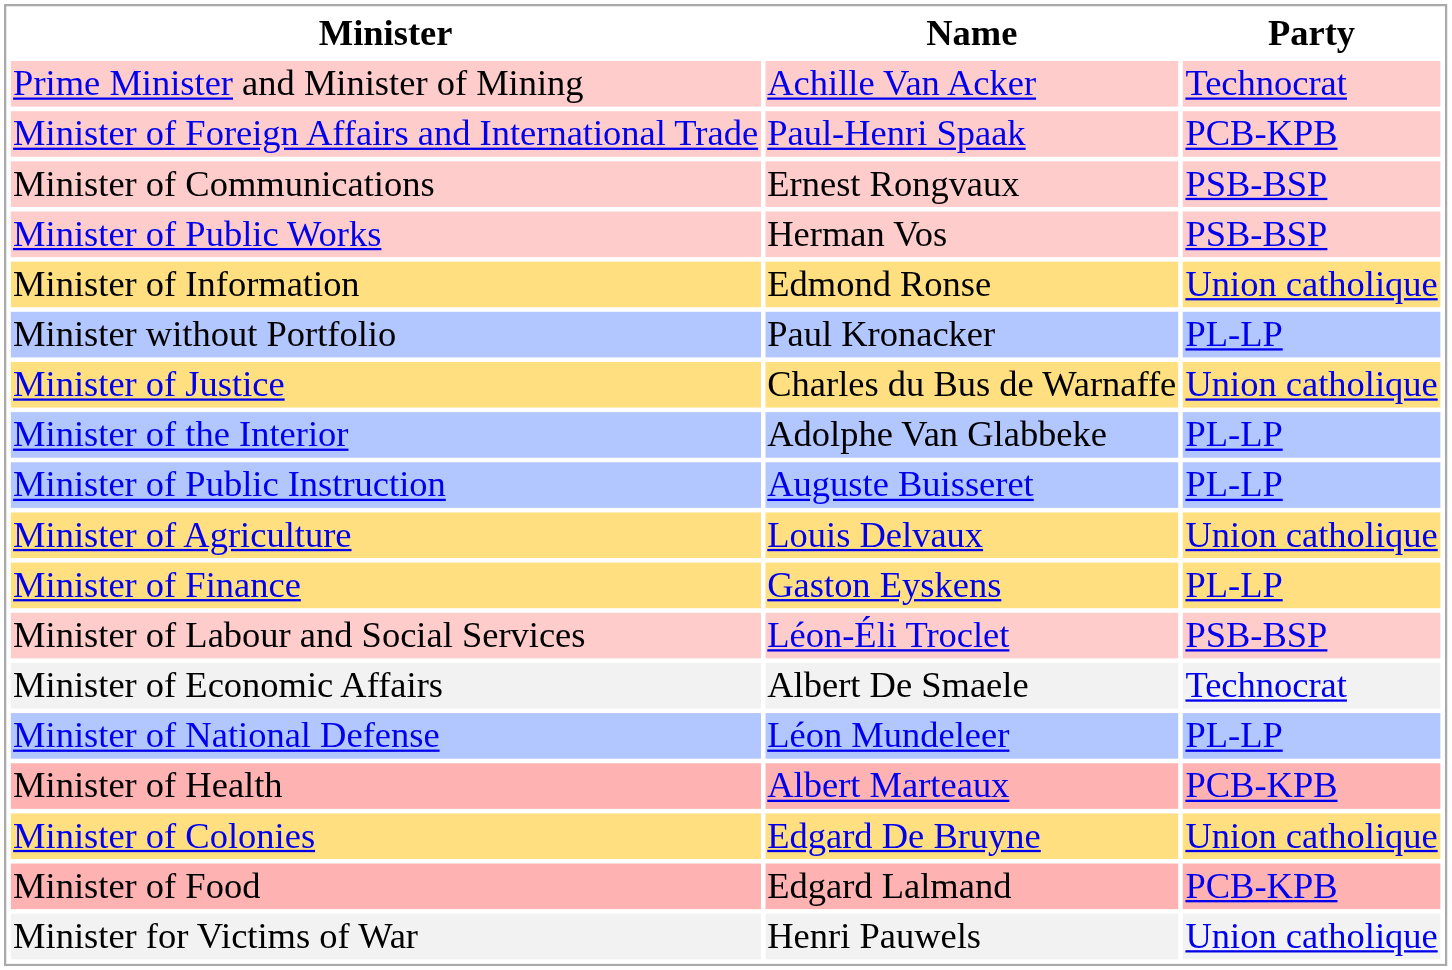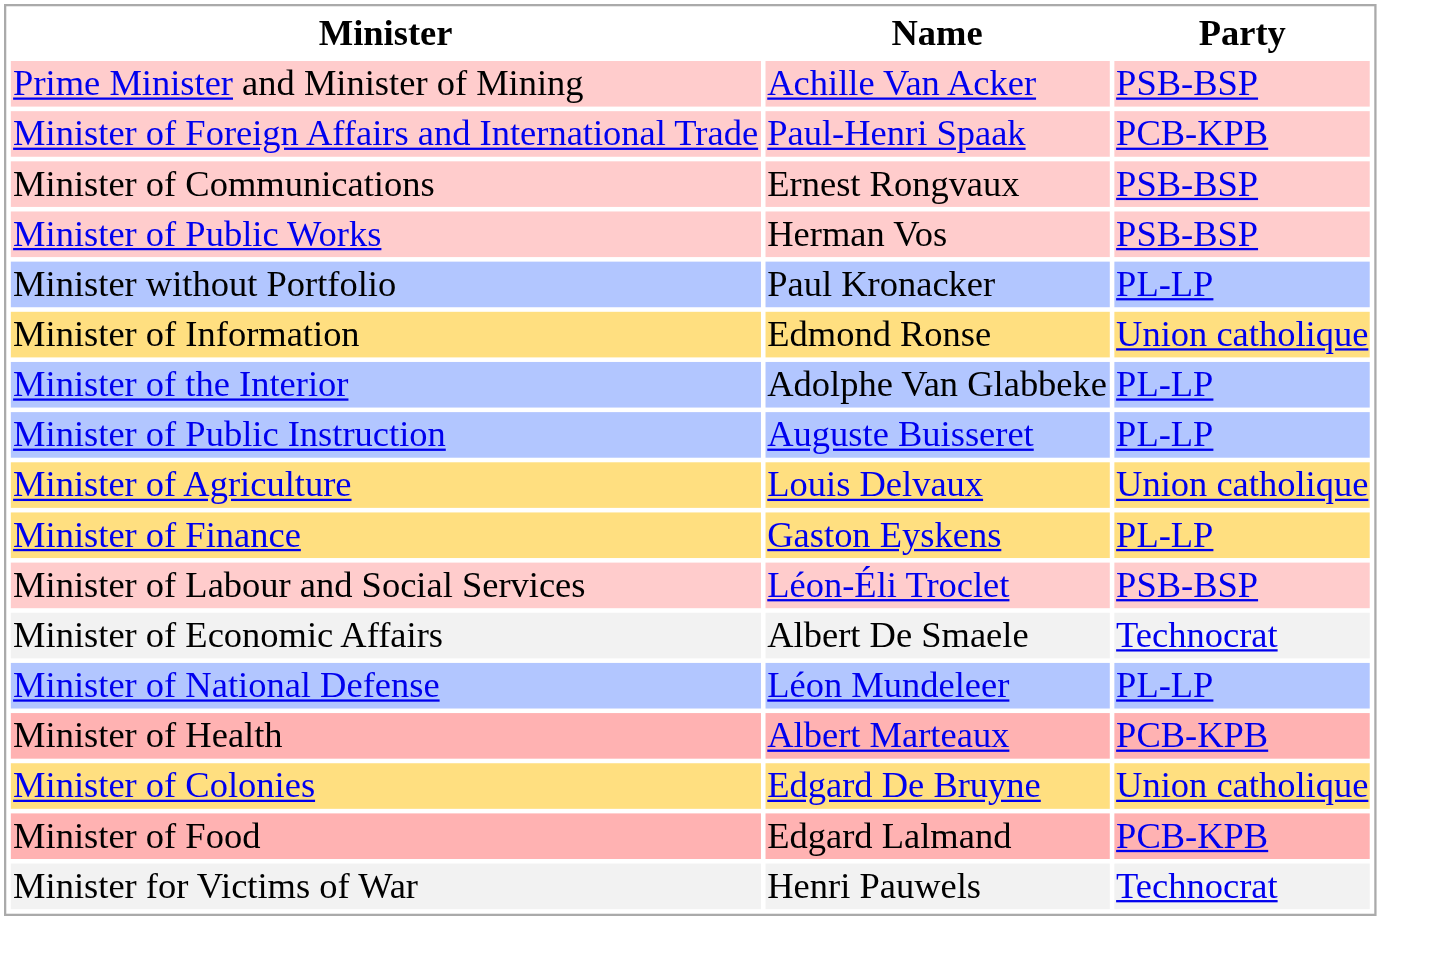(1266, 83) Technocrat -> (1187, 83) PSB-BSP
rows swapped: (205, 333) <-> (186, 283)
- row: (149, 384)
(1312, 935) Union catholique -> (1197, 885) Technocrat
